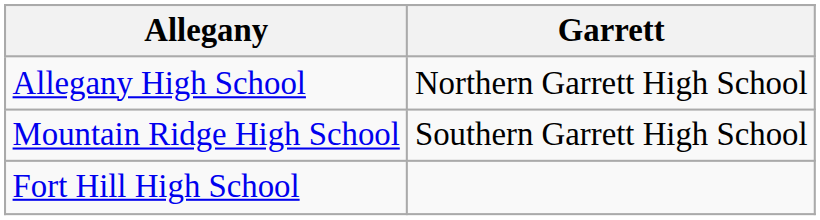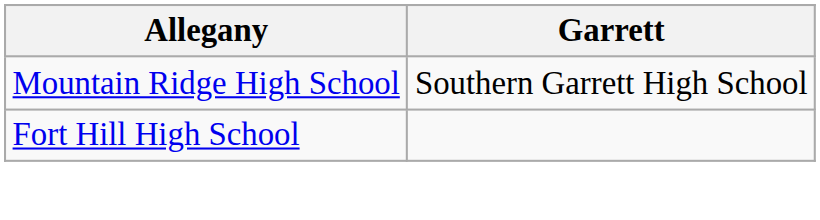- row: (159, 82)
